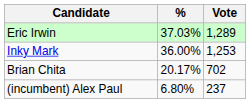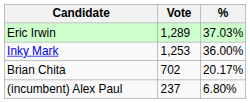columns swapped: (225, 13) <-> (181, 13)
